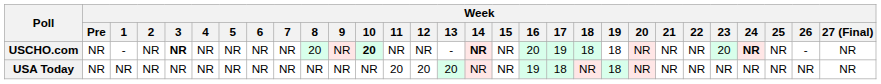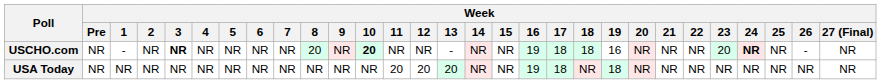(478, 50) bold -> (478, 50) normal
(533, 50) 20 -> (533, 50) 19
(560, 50) 19 -> (560, 50) 18
(615, 50) 18 -> (615, 50) 16
